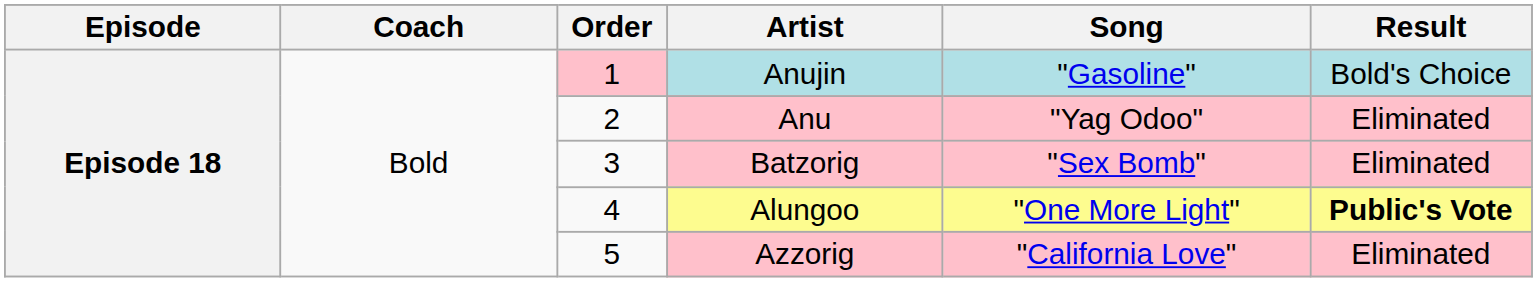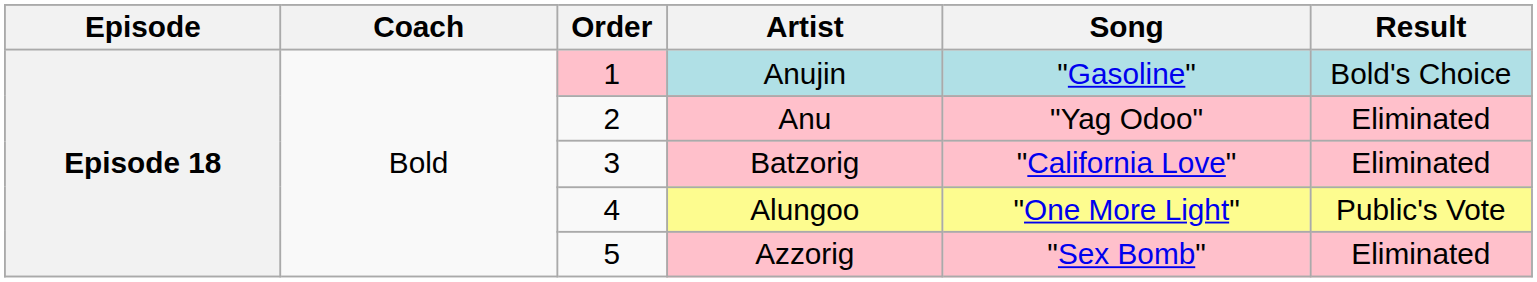(1127, 164) "Sex Bomb" -> (1127, 164) "California Love"
(1421, 209) bold -> (1421, 209) normal
(1127, 254) "California Love" -> (1127, 254) "Sex Bomb"
